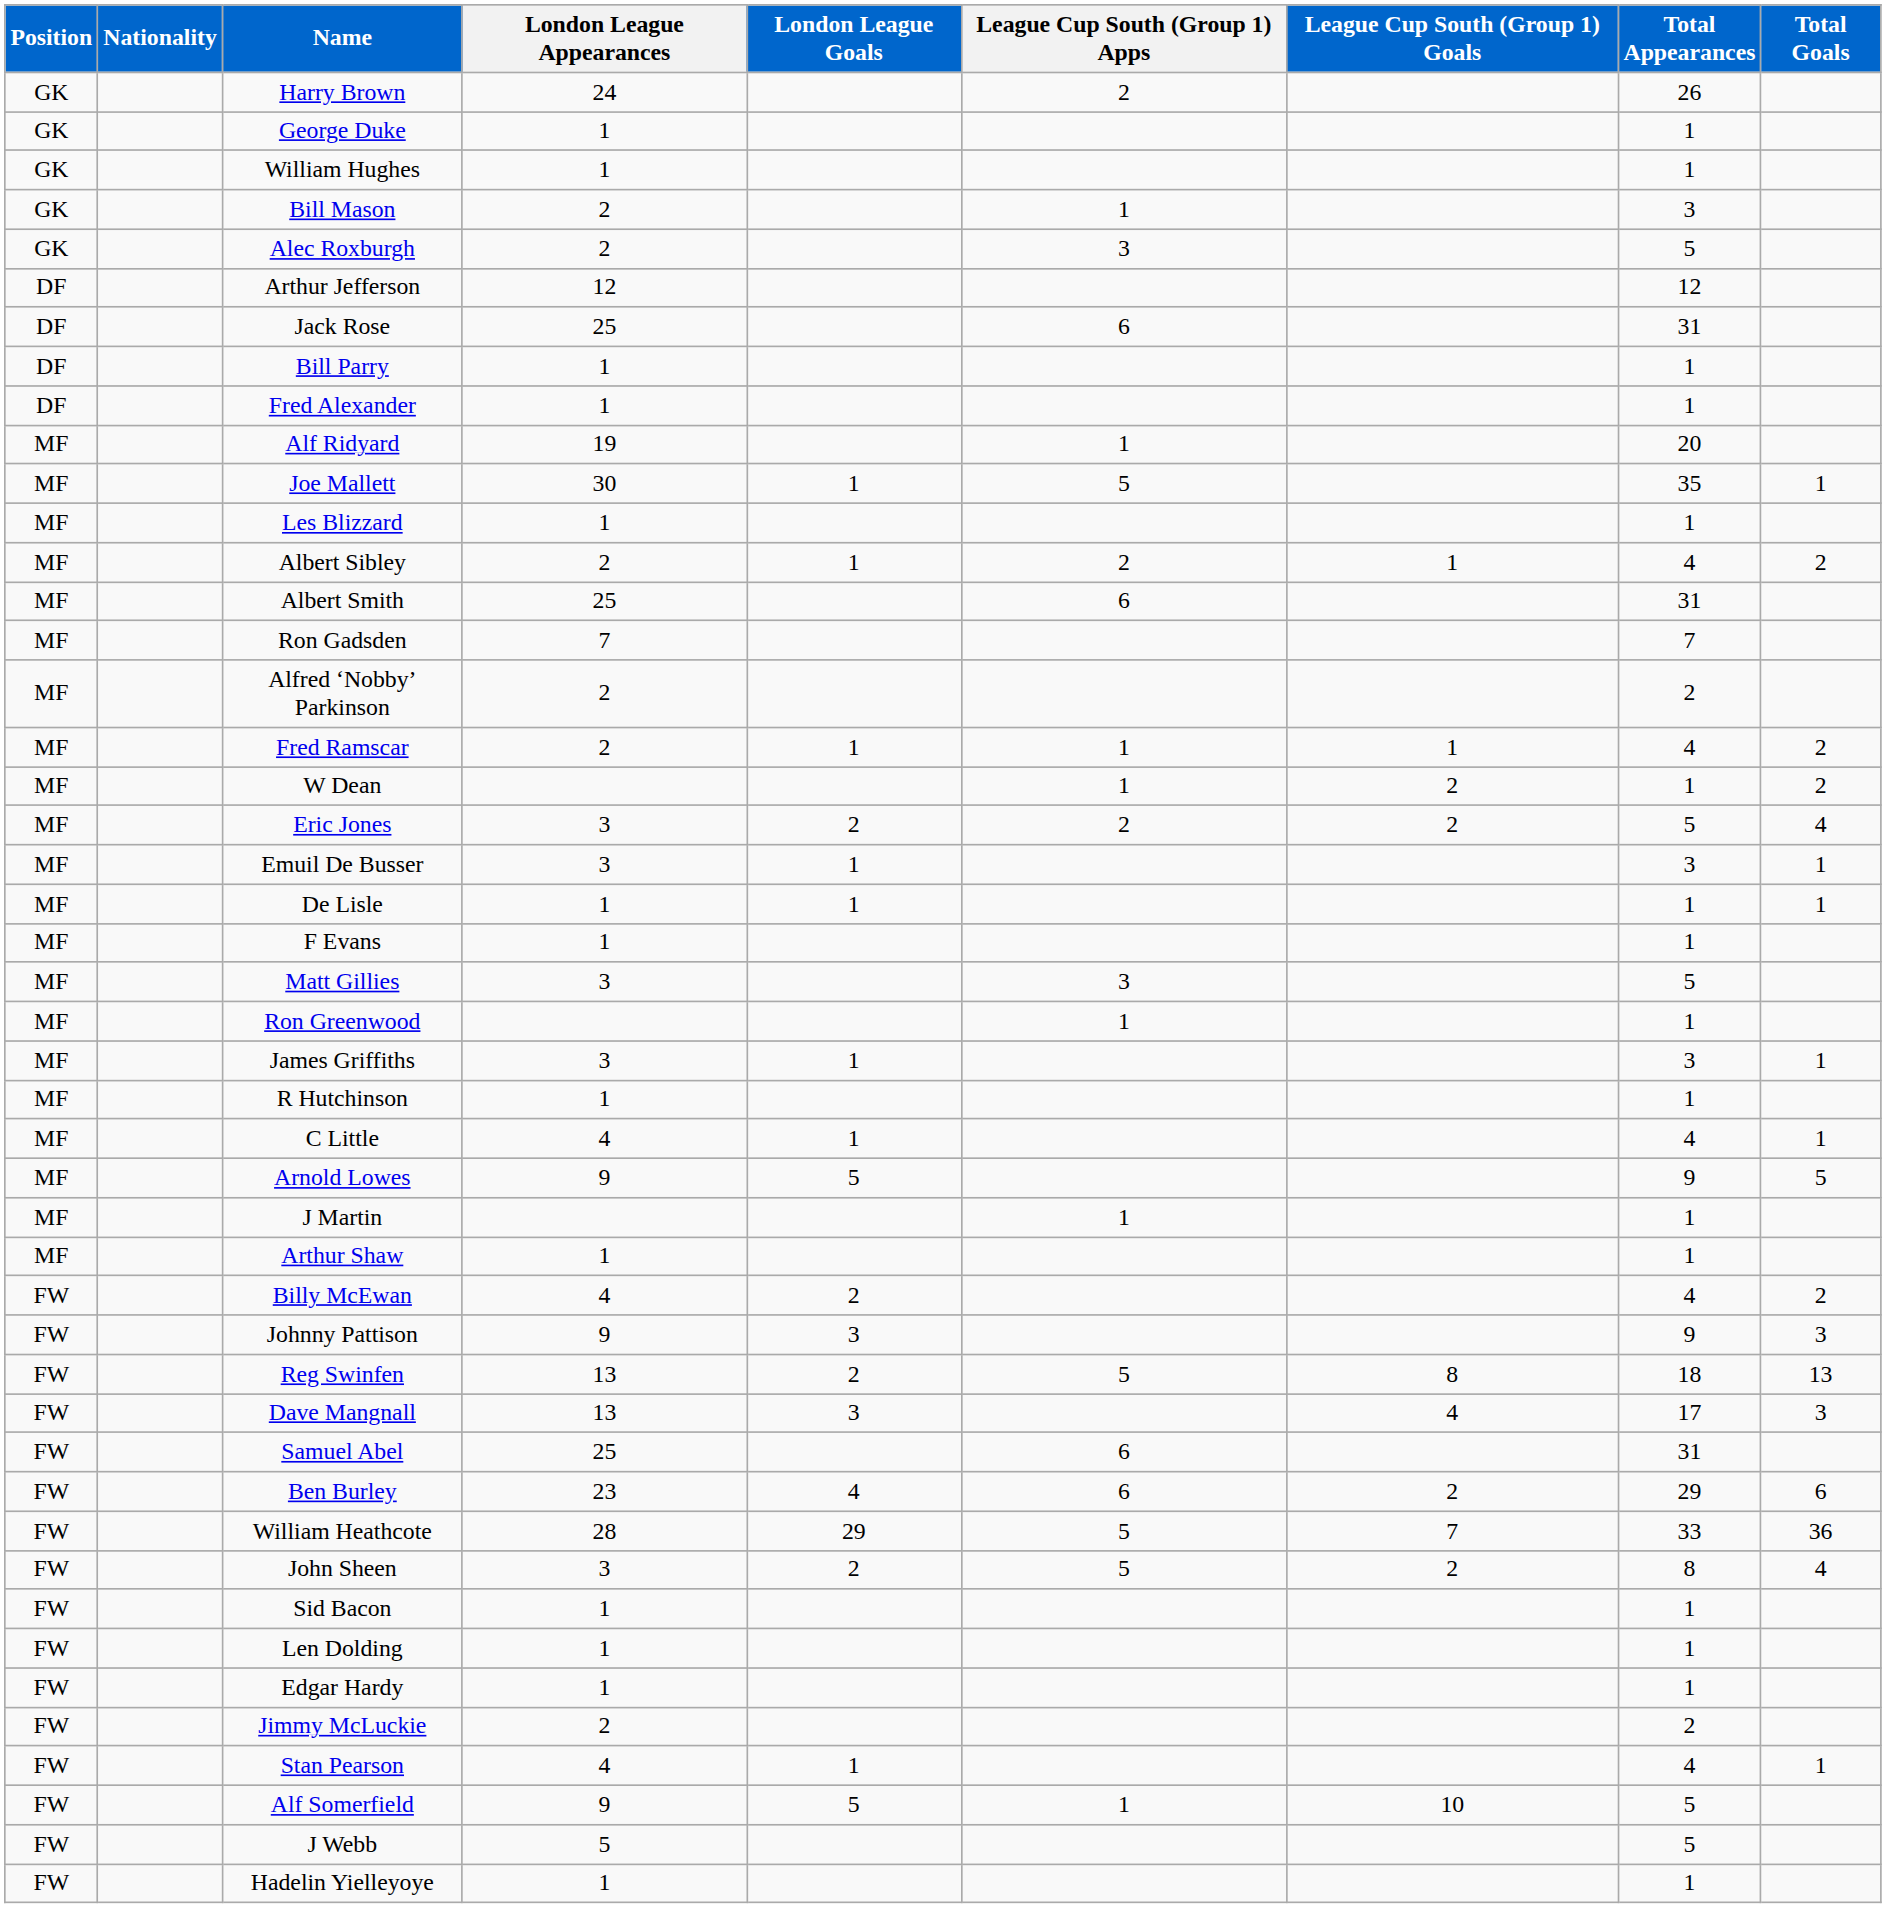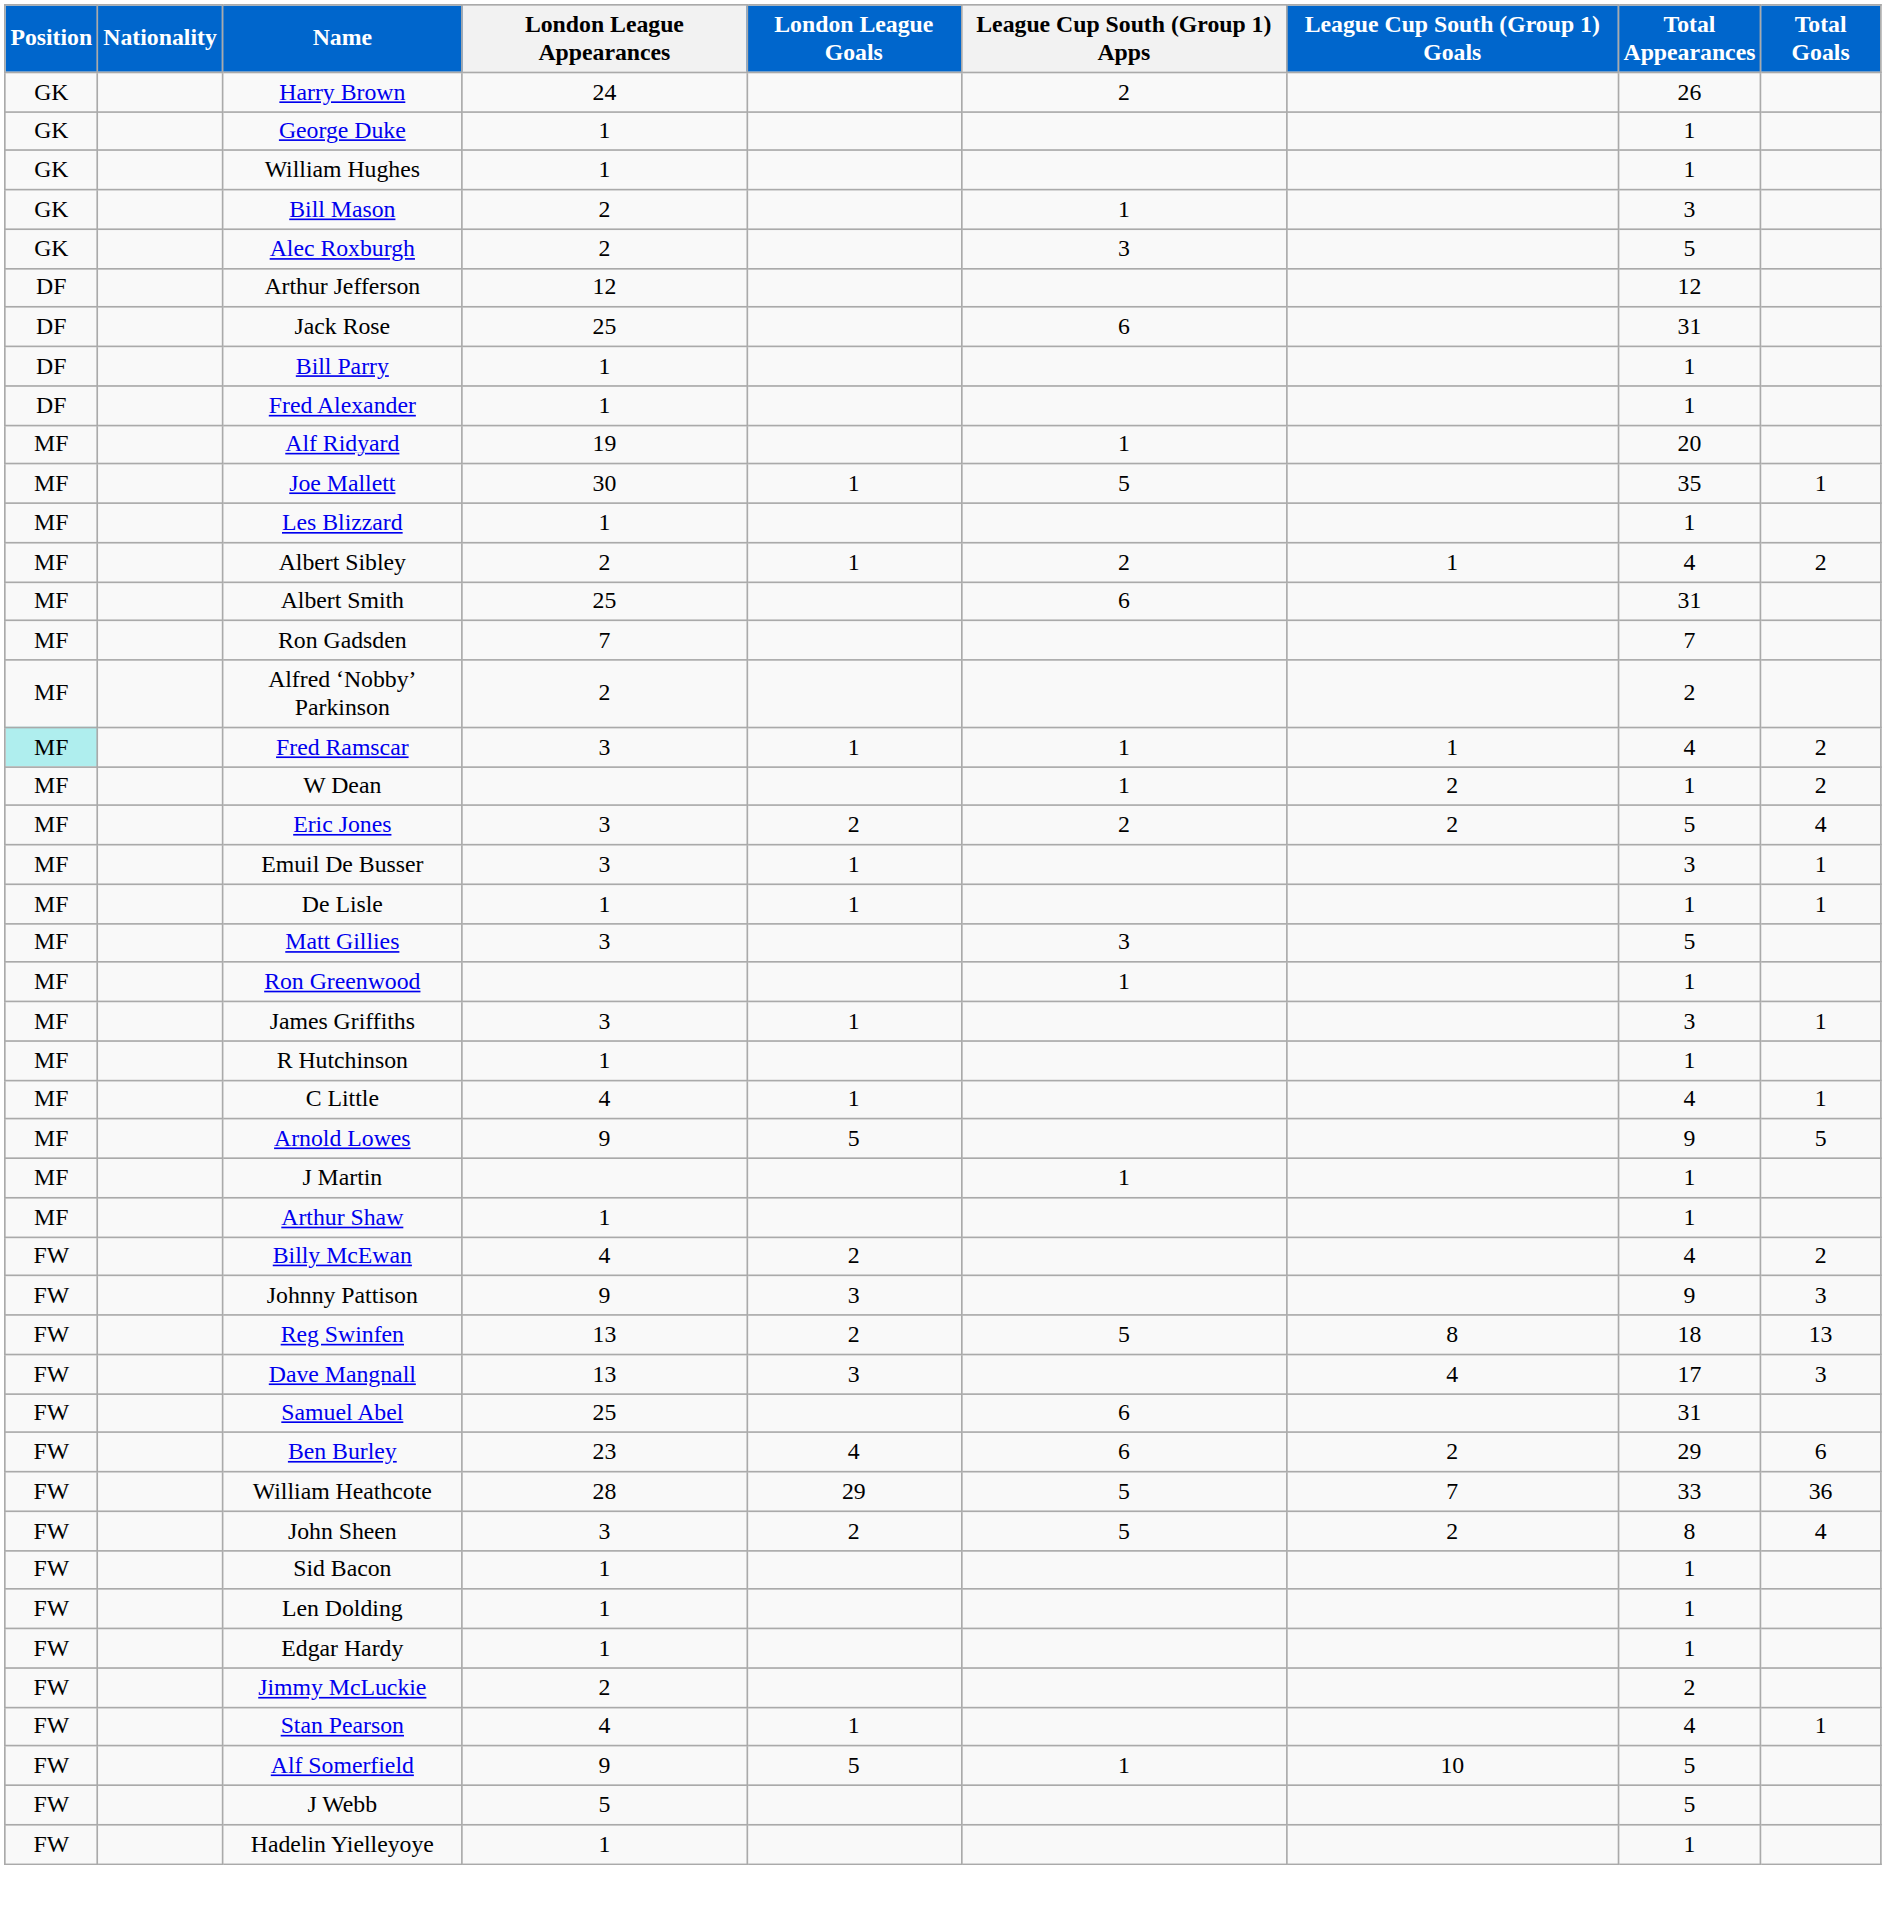(51, 746) no background -> (51, 746) paleturquoise background
(604, 746) 2 -> (604, 746) 3
- row: (342, 942)
